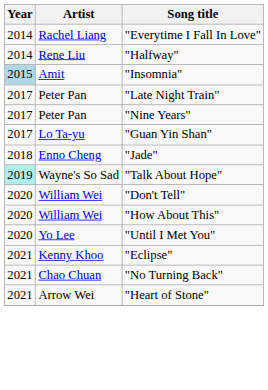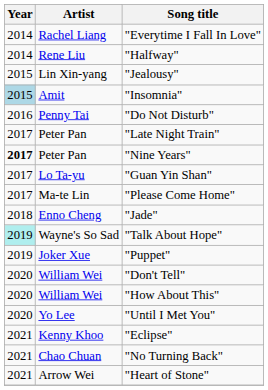+ row: (152, 74)
+ row: (169, 114)
(20, 114) normal -> (20, 154) bold
+ row: (180, 194)
+ row: (148, 255)
